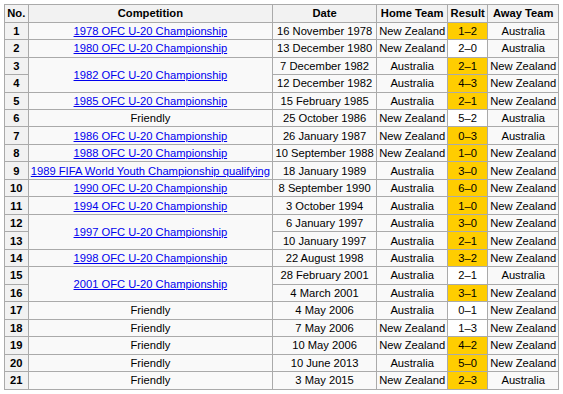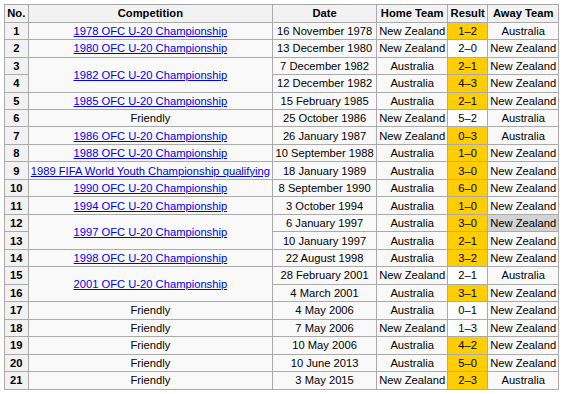(523, 48) Australia -> (523, 48) New Zealand
(412, 153) New Zealand -> (412, 153) Australia
(523, 223) no background -> (523, 223) lightgrey background
(412, 275) Australia -> (412, 275) New Zealand
(412, 345) New Zealand -> (412, 345) Australia
